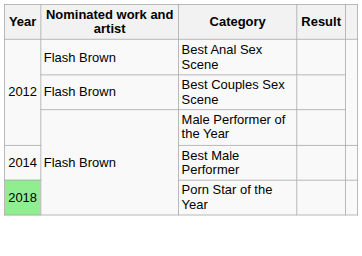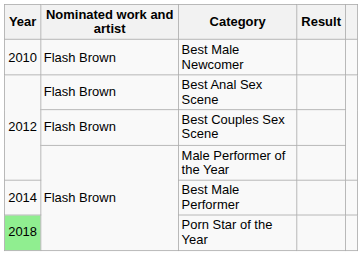+ row: (213, 57)
